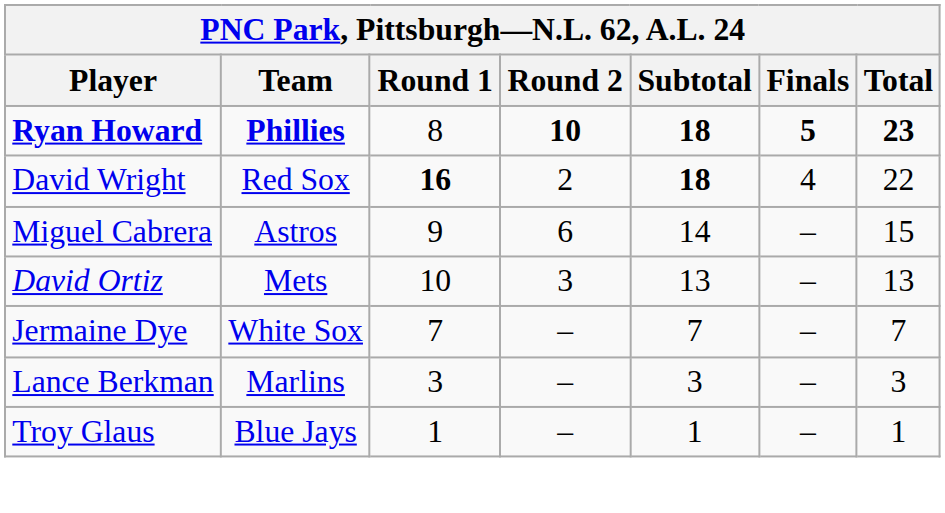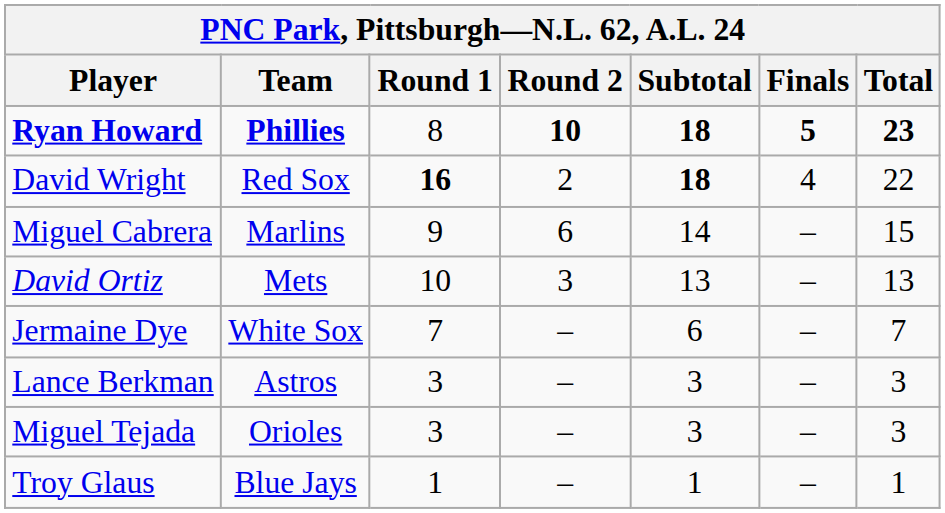(296, 230) Astros -> (296, 230) Marlins
(695, 331) 7 -> (695, 331) 6
(296, 381) Marlins -> (296, 381) Astros
+ row: (104, 431)
